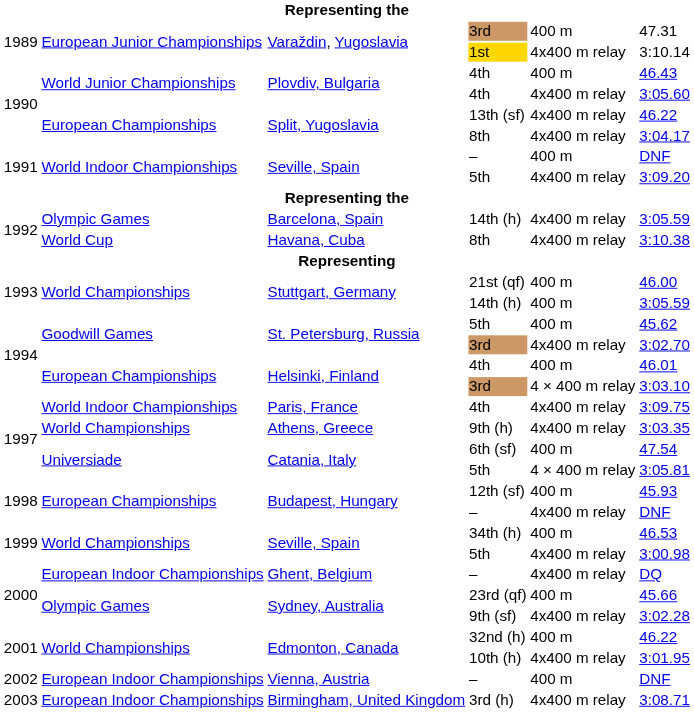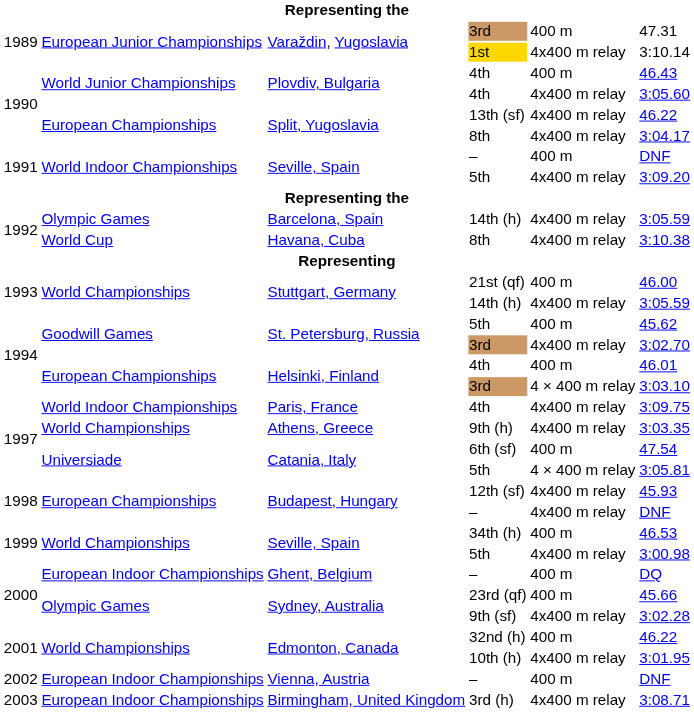(551, 303) 400 m -> (578, 303) 4x400 m relay
(551, 491) 400 m -> (578, 491) 4x400 m relay
(578, 574) 4x400 m relay -> (551, 574) 400 m
